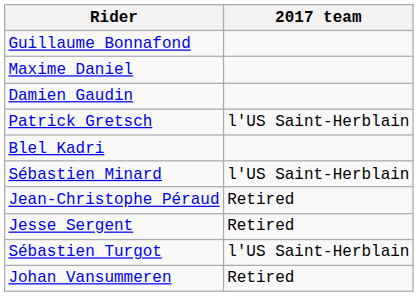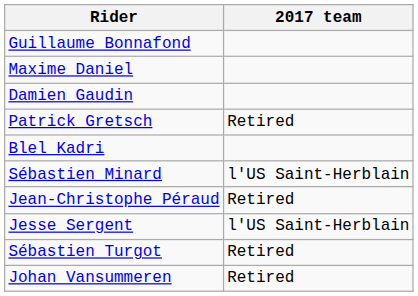(318, 122) l'US Saint-Herblain -> (261, 122) Retired
(261, 226) Retired -> (318, 226) l'US Saint-Herblain
(318, 252) l'US Saint-Herblain -> (261, 252) Retired
